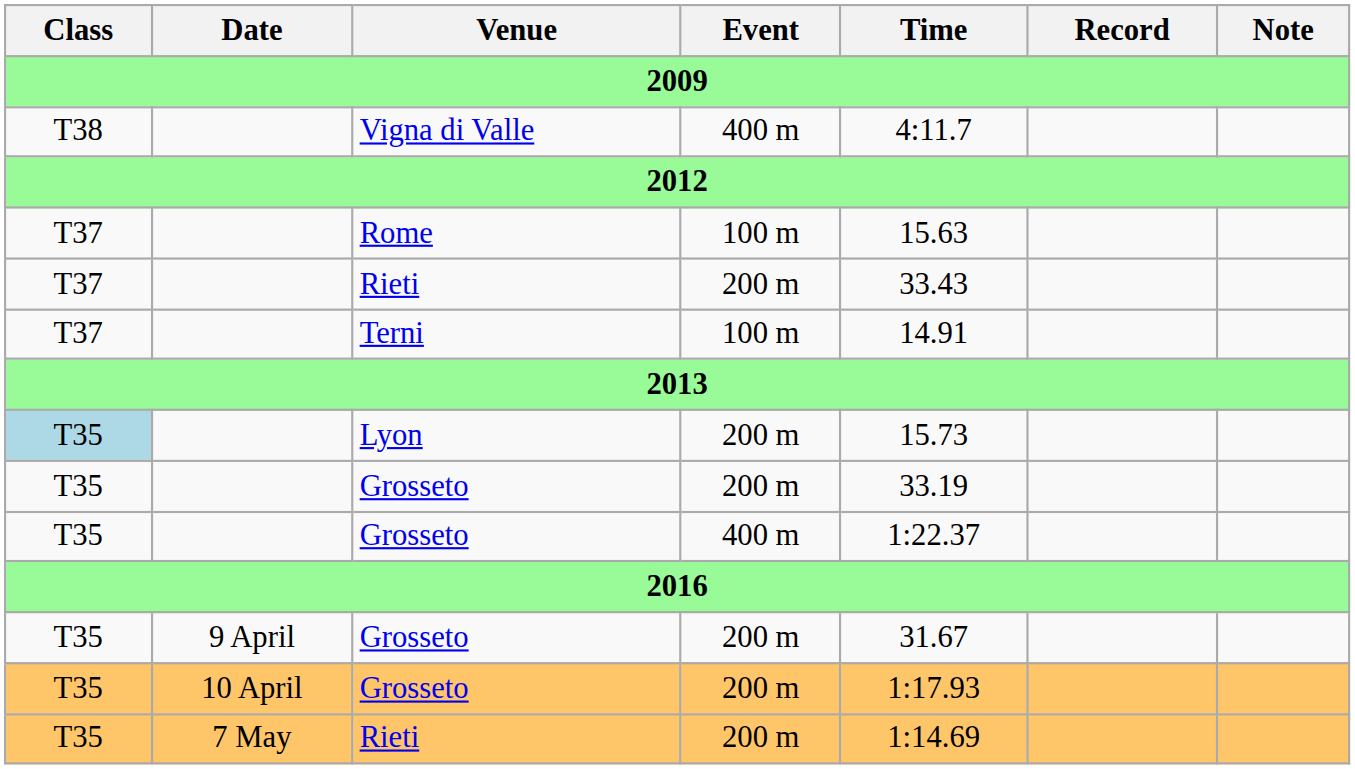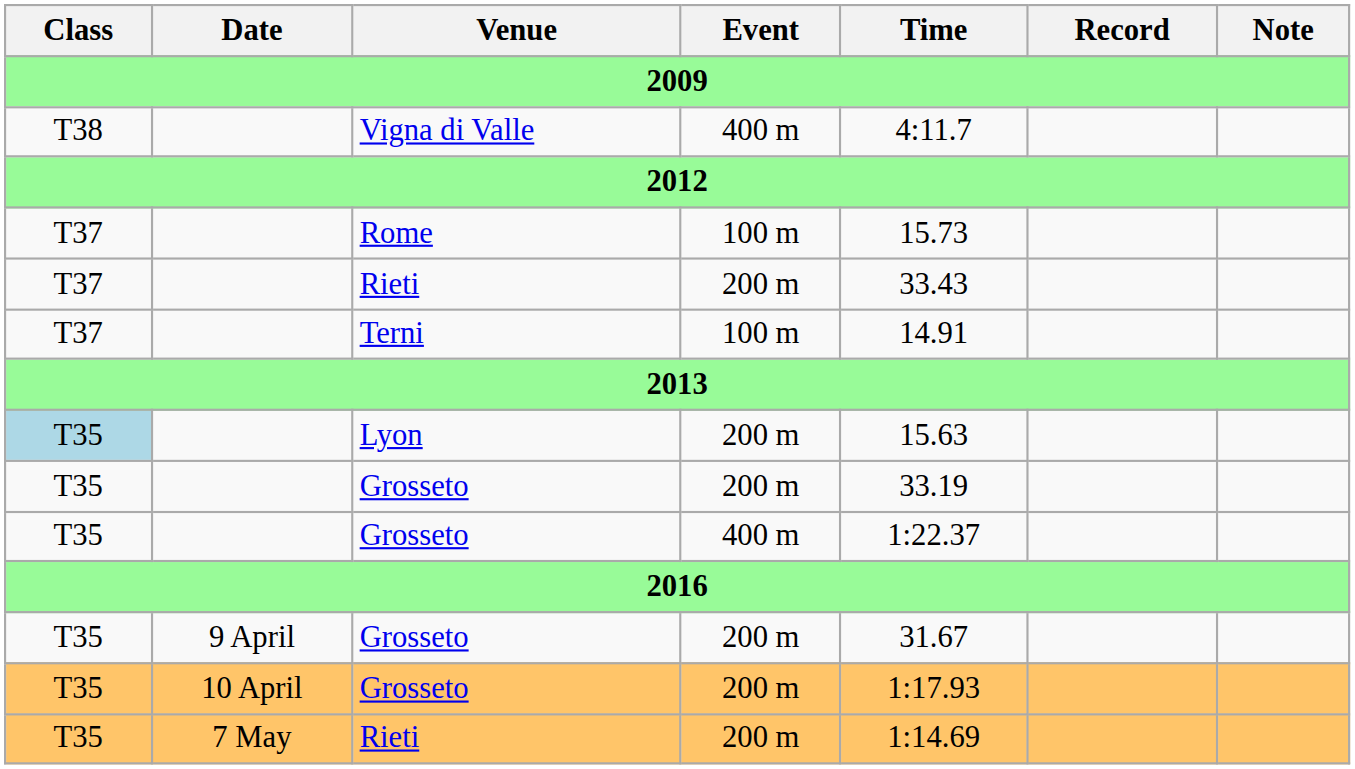(934, 232) 15.63 -> (934, 232) 15.73
(934, 434) 15.73 -> (934, 434) 15.63
